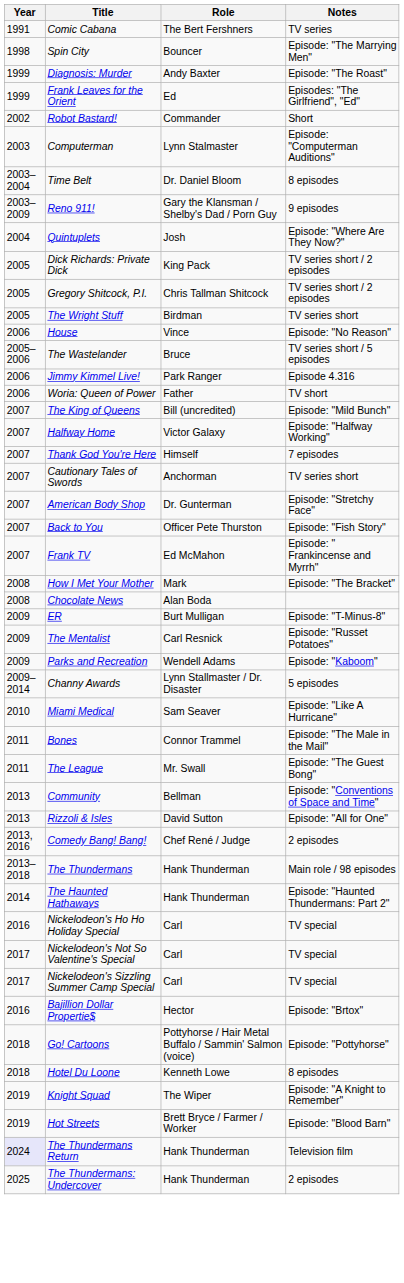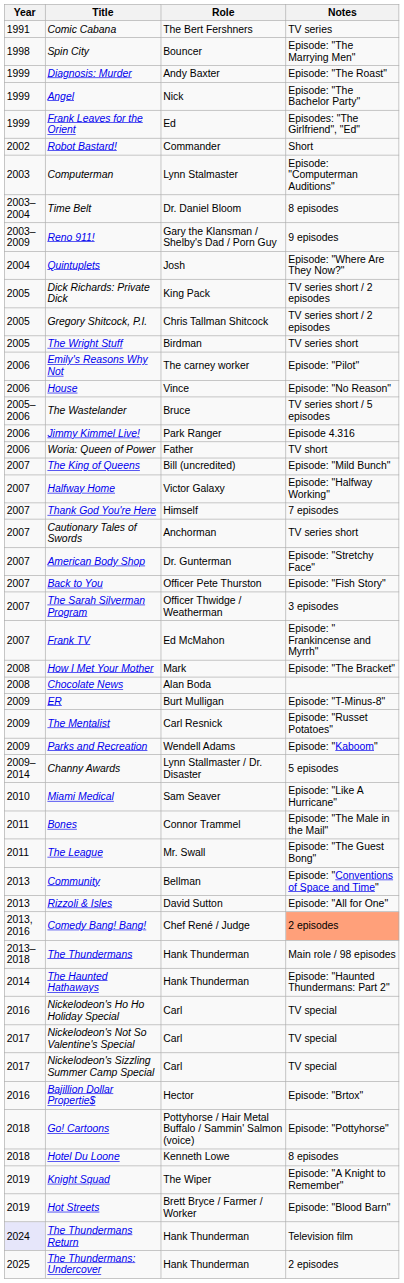+ row: (61, 96)
+ row: (98, 366)
+ row: (96, 606)
(313, 841) no background -> (313, 926) lightsalmon background
